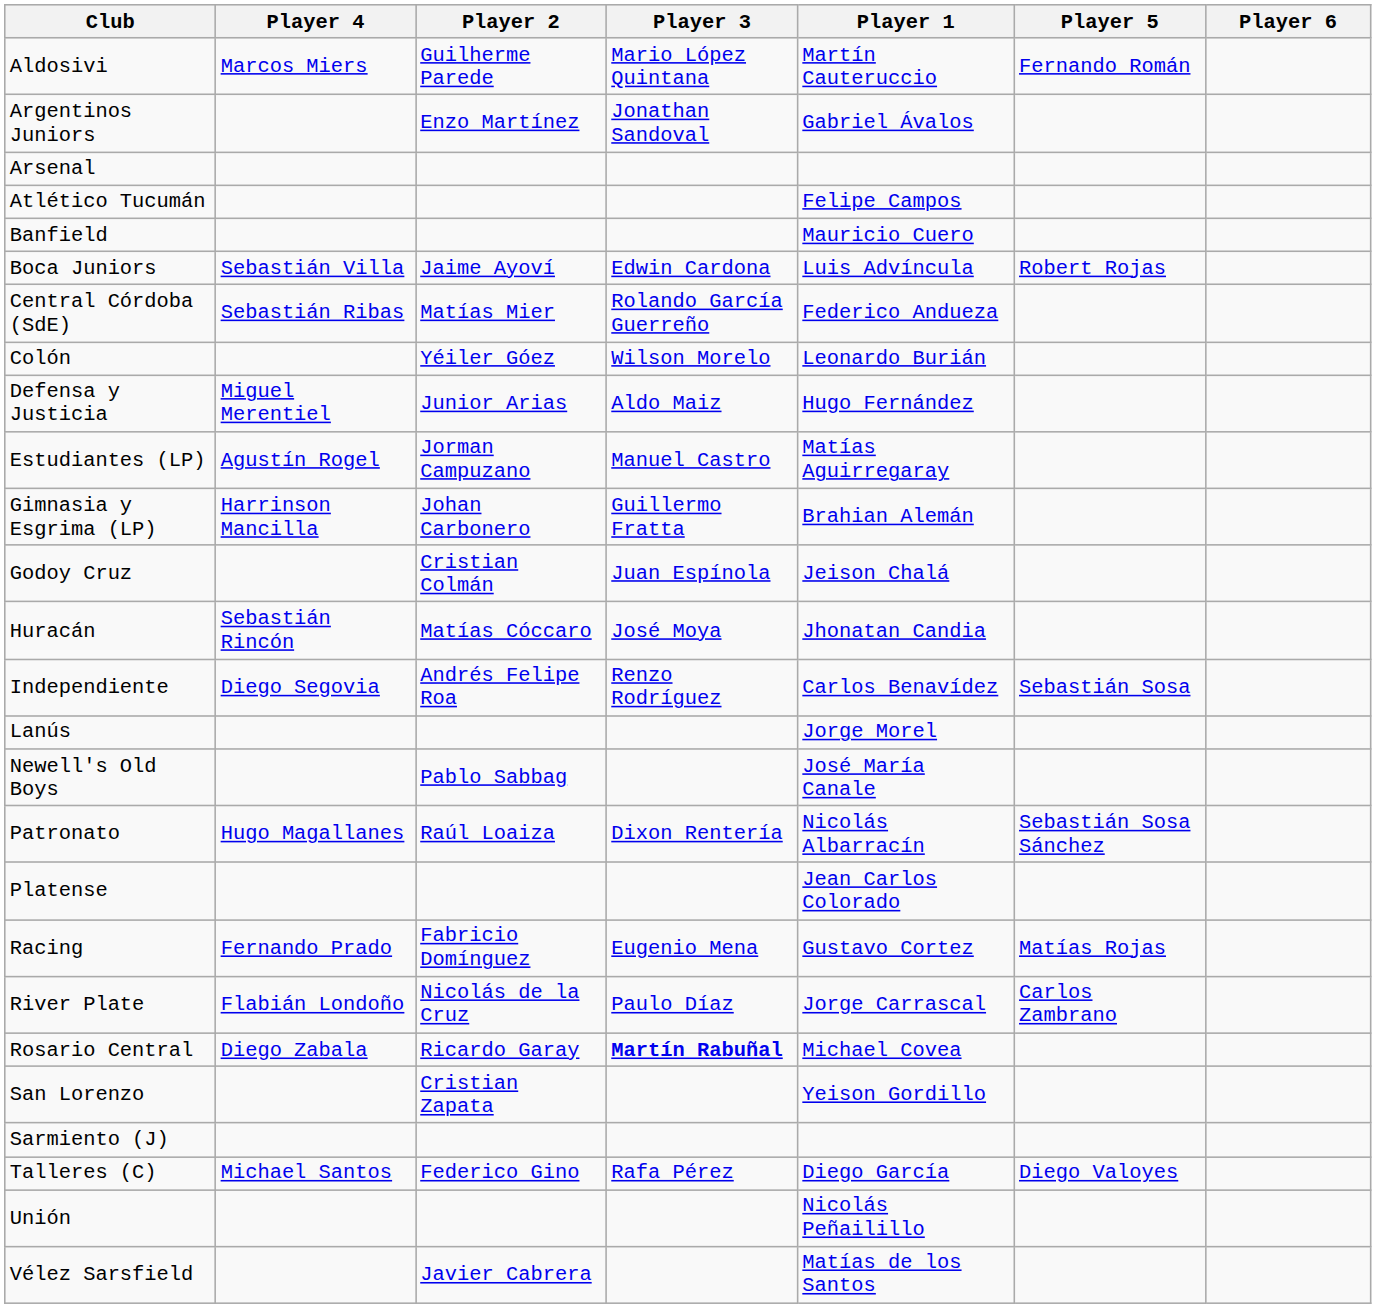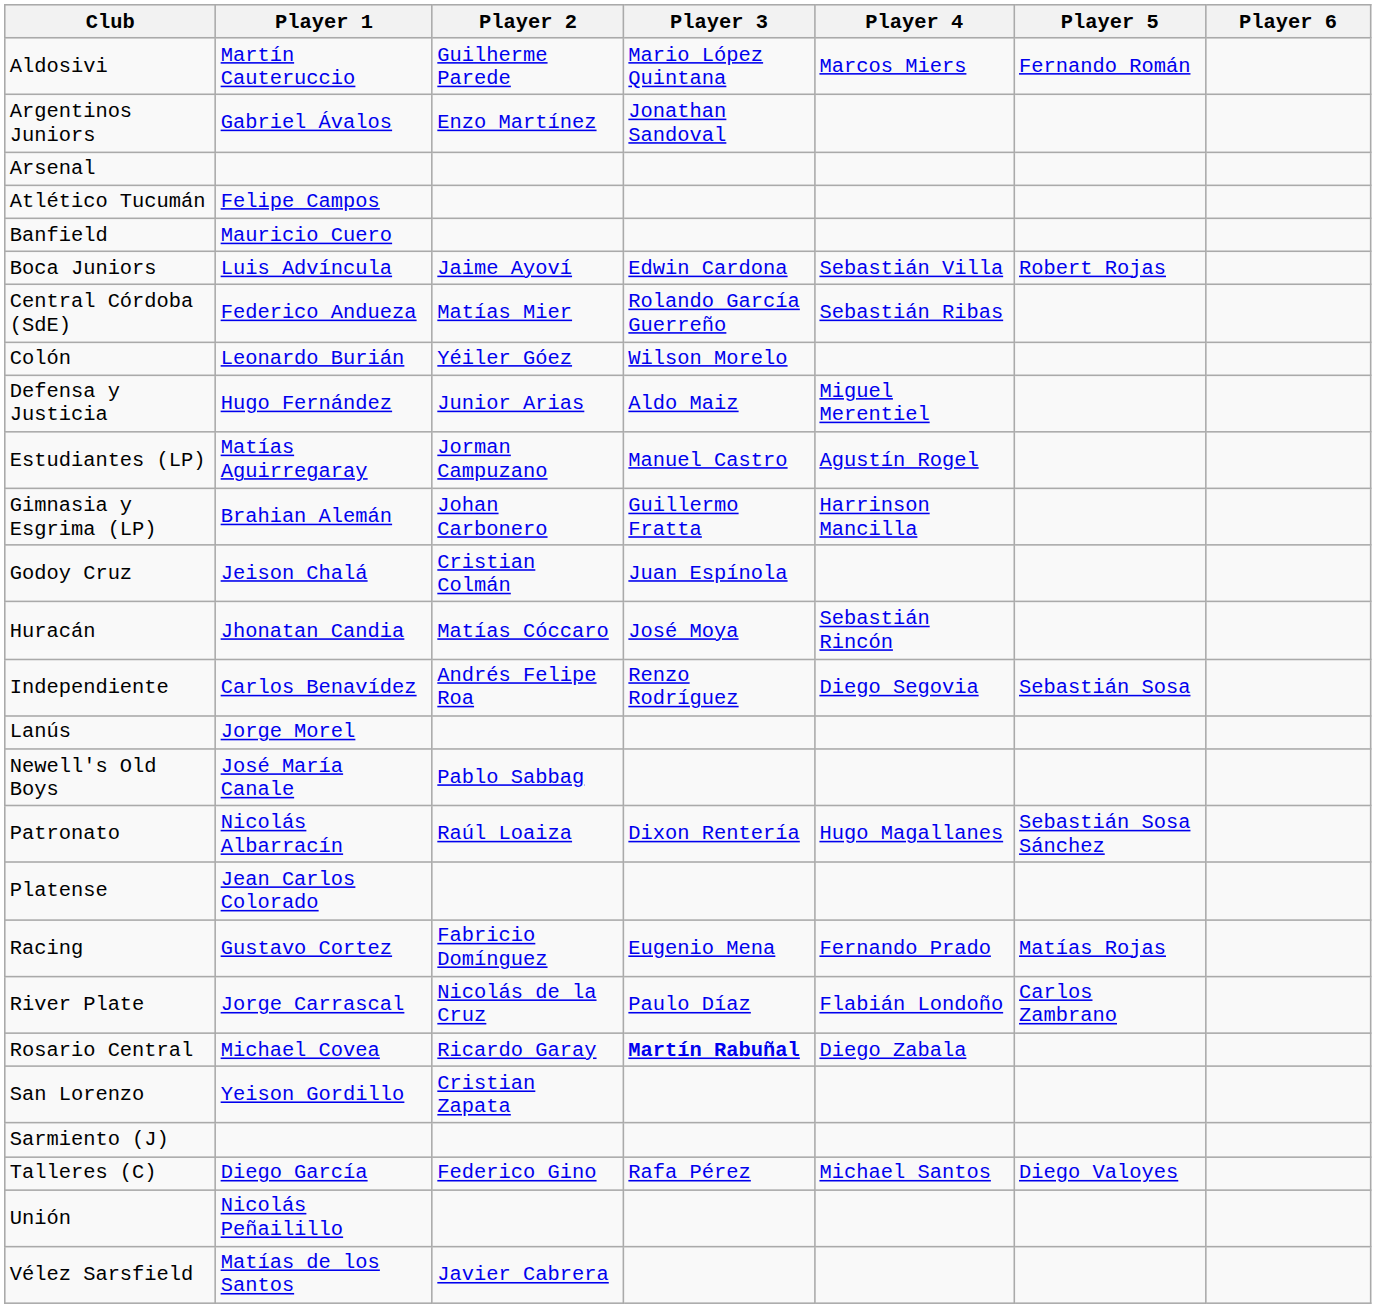columns swapped: (906, 21) <-> (316, 21)
